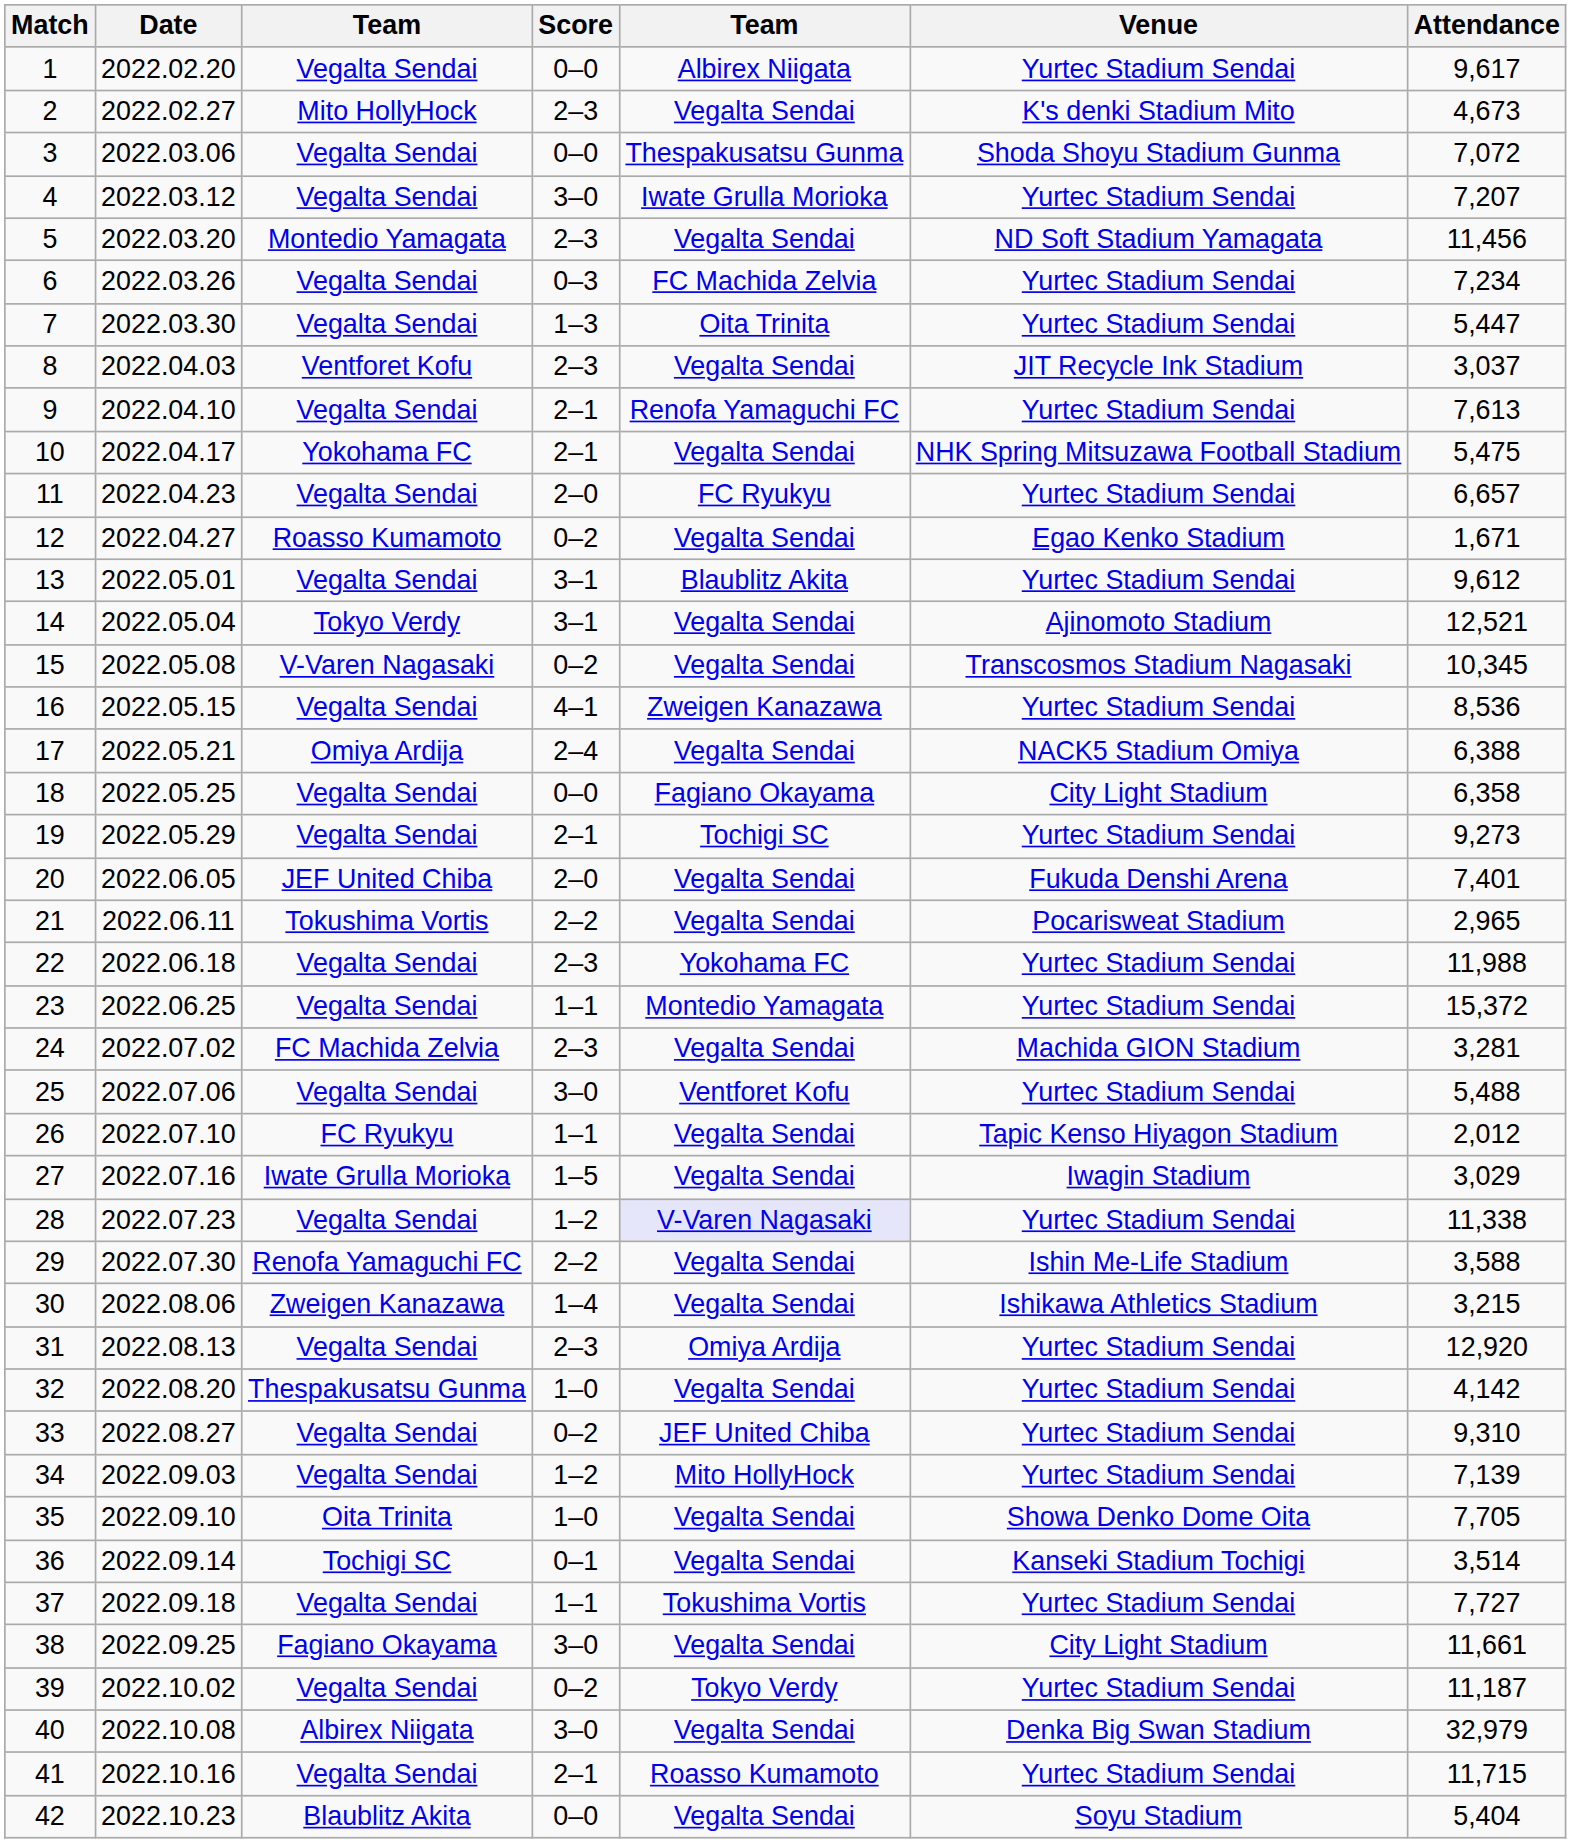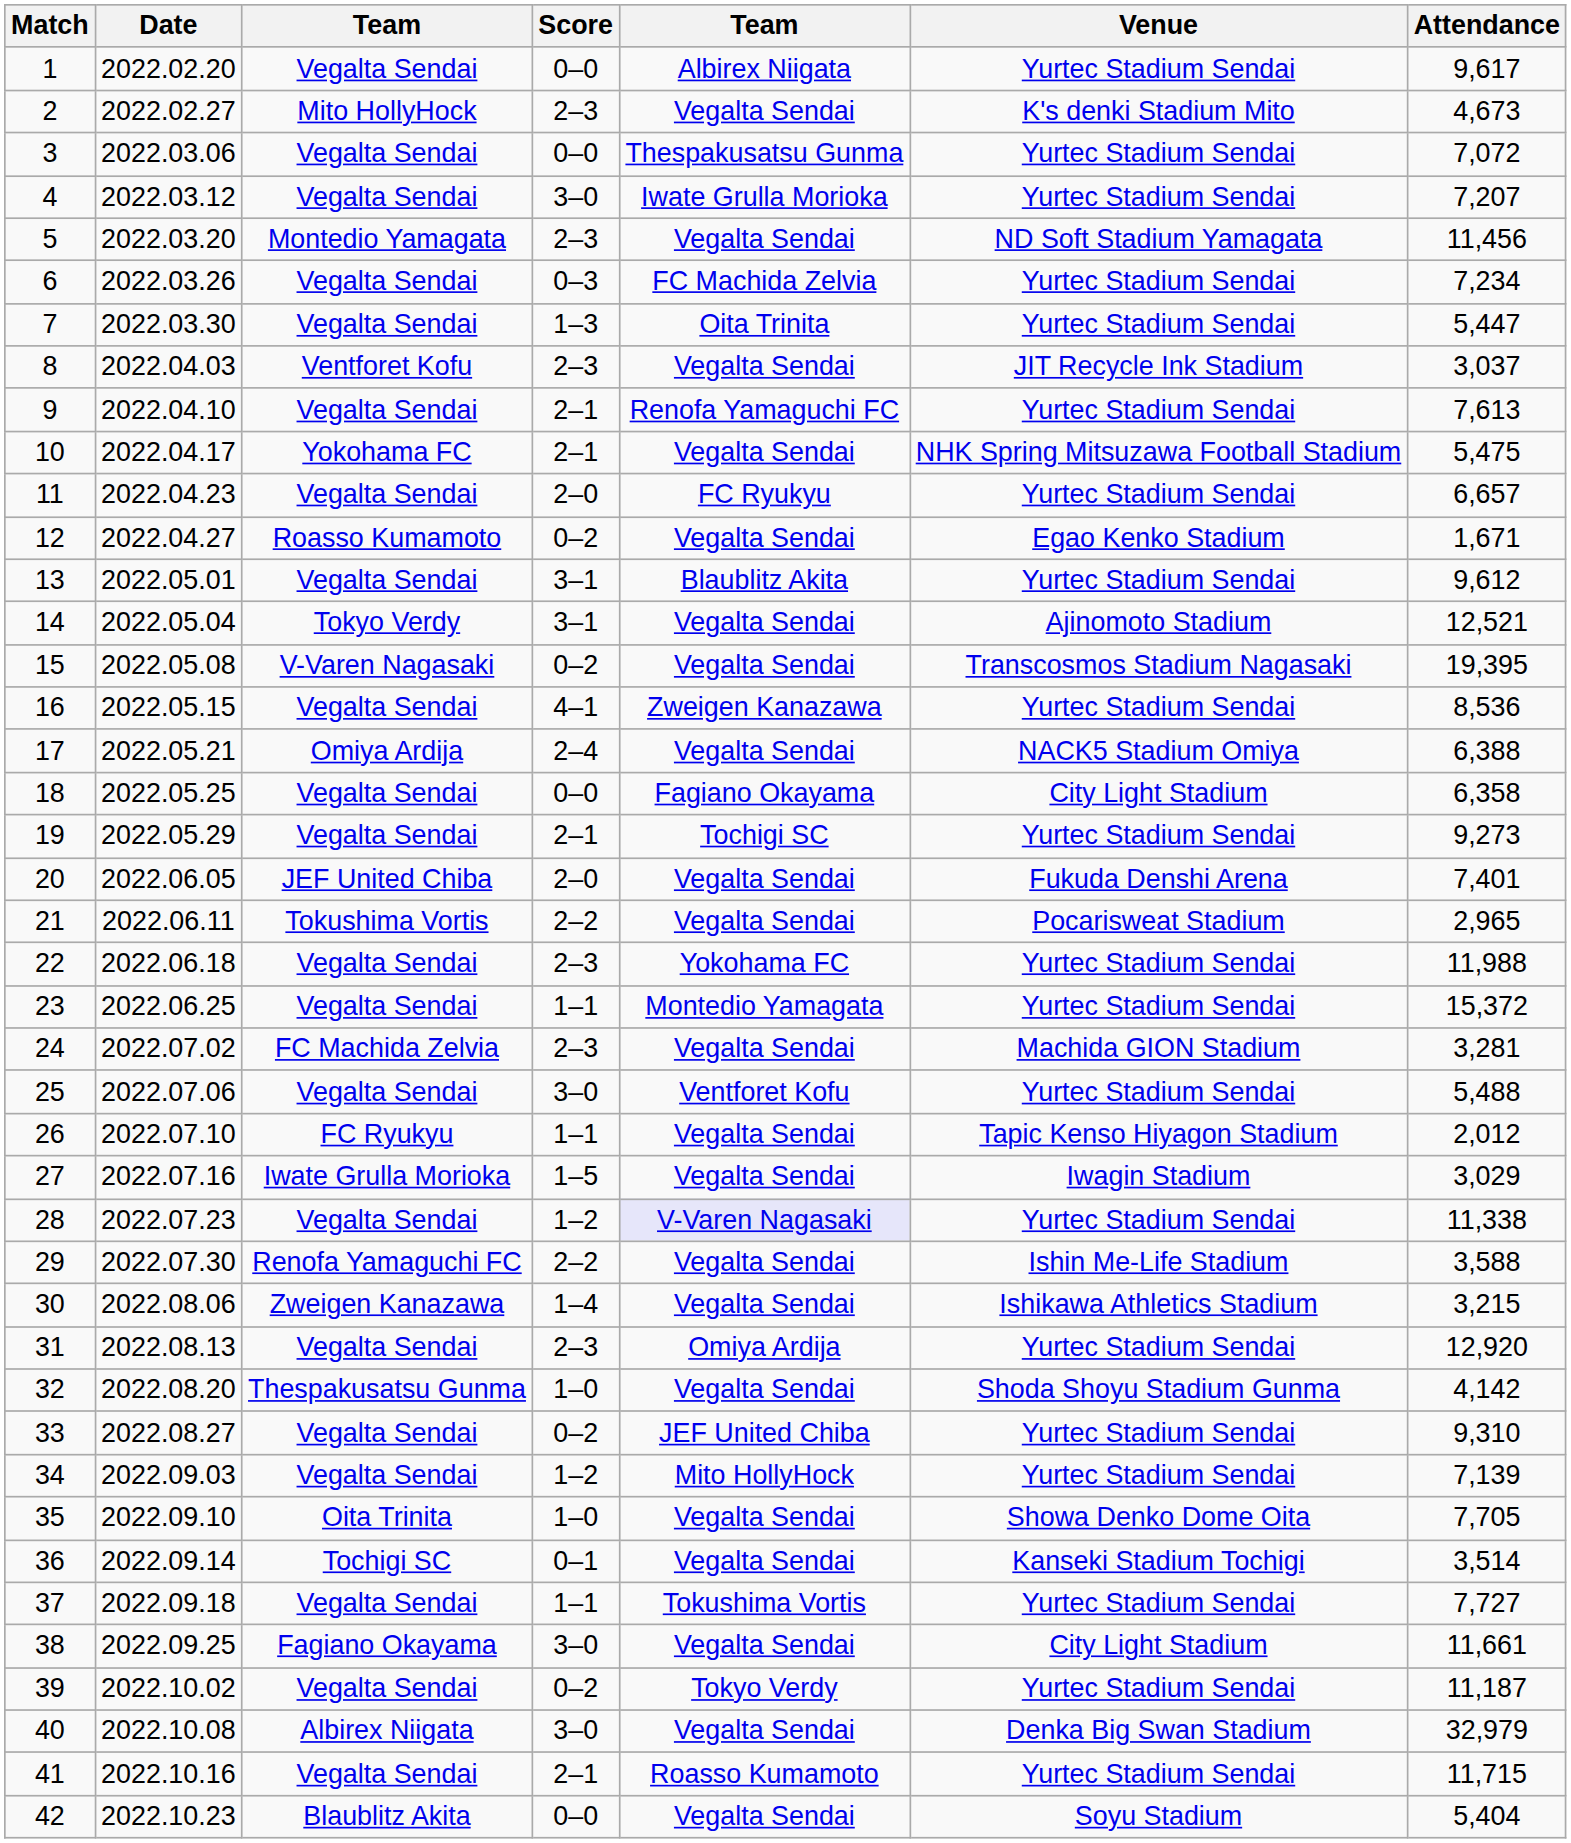(1158, 153) Shoda Shoyu Stadium Gunma -> (1158, 153) Yurtec Stadium Sendai
(1487, 665) 10,345 -> (1487, 665) 19,395
(1158, 1389) Yurtec Stadium Sendai -> (1158, 1389) Shoda Shoyu Stadium Gunma
